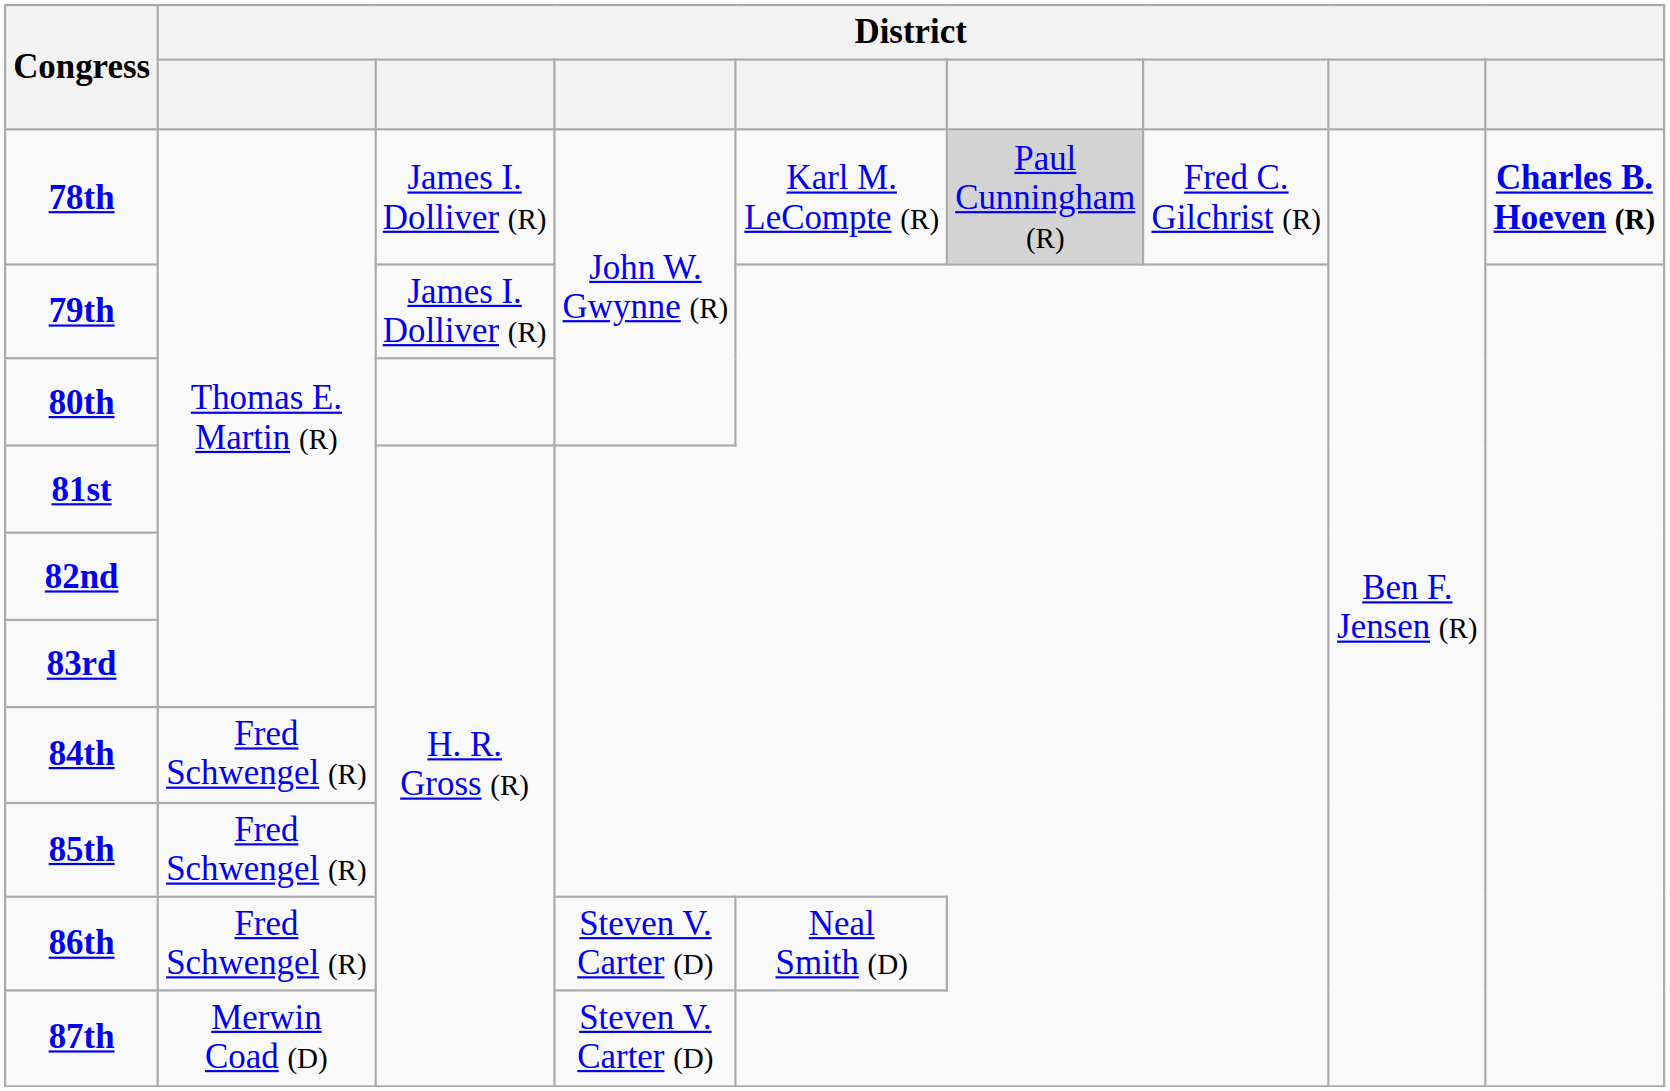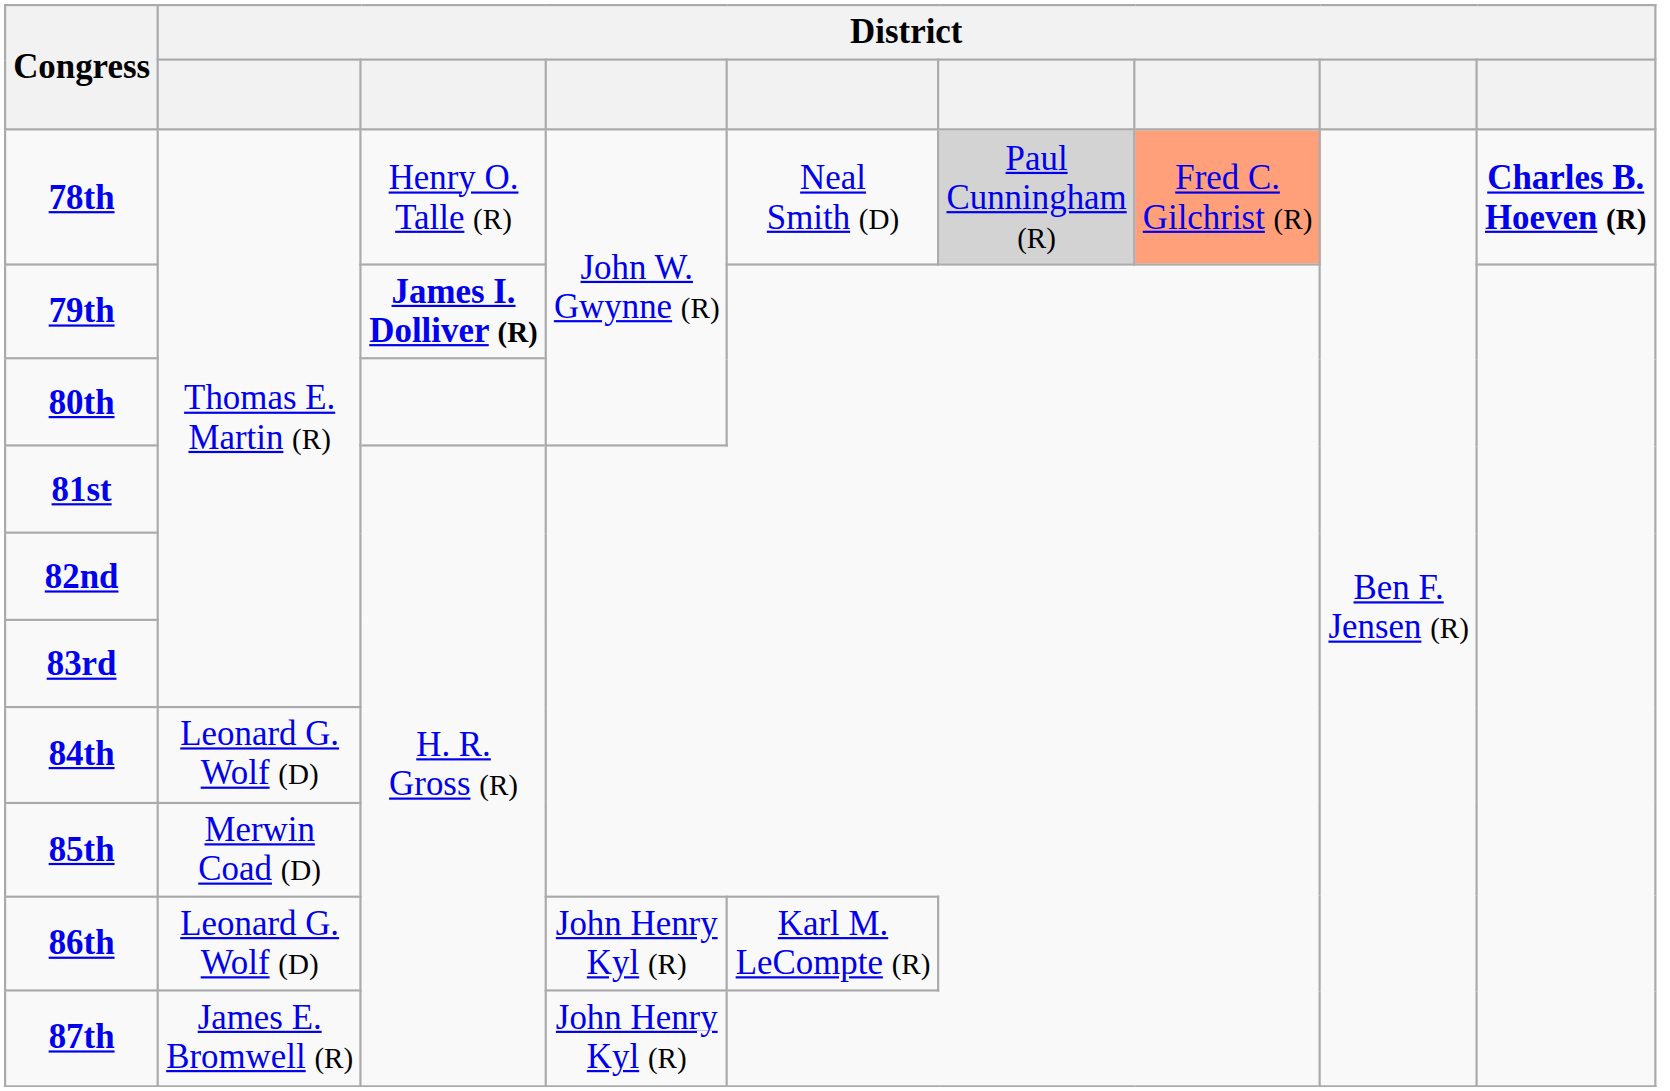(465, 196) James I. Dolliver (R) -> (454, 196) Henry O. Talle (R)
(842, 196) Karl M. LeCompte (R) -> (833, 196) Neal Smith (D)
(1236, 196) no background -> (1228, 196) lightsalmon background
(465, 310) normal -> (454, 310) bold
(266, 754) Fred Schwengel (R) -> (260, 754) Leonard G. Wolf (D)
(266, 848) Fred Schwengel (R) -> (260, 848) Merwin Coad (D)
(266, 943) Fred Schwengel (R) -> (260, 943) Leonard G. Wolf (D)
(645, 943) Steven V. Carter (D) -> (637, 943) John Henry Kyl (R)
(842, 943) Neal Smith (D) -> (833, 943) Karl M. LeCompte (R)
(266, 1037) Merwin Coad (D) -> (260, 1037) James E. Bromwell (R)
(645, 1037) Steven V. Carter (D) -> (637, 1037) John Henry Kyl (R)
